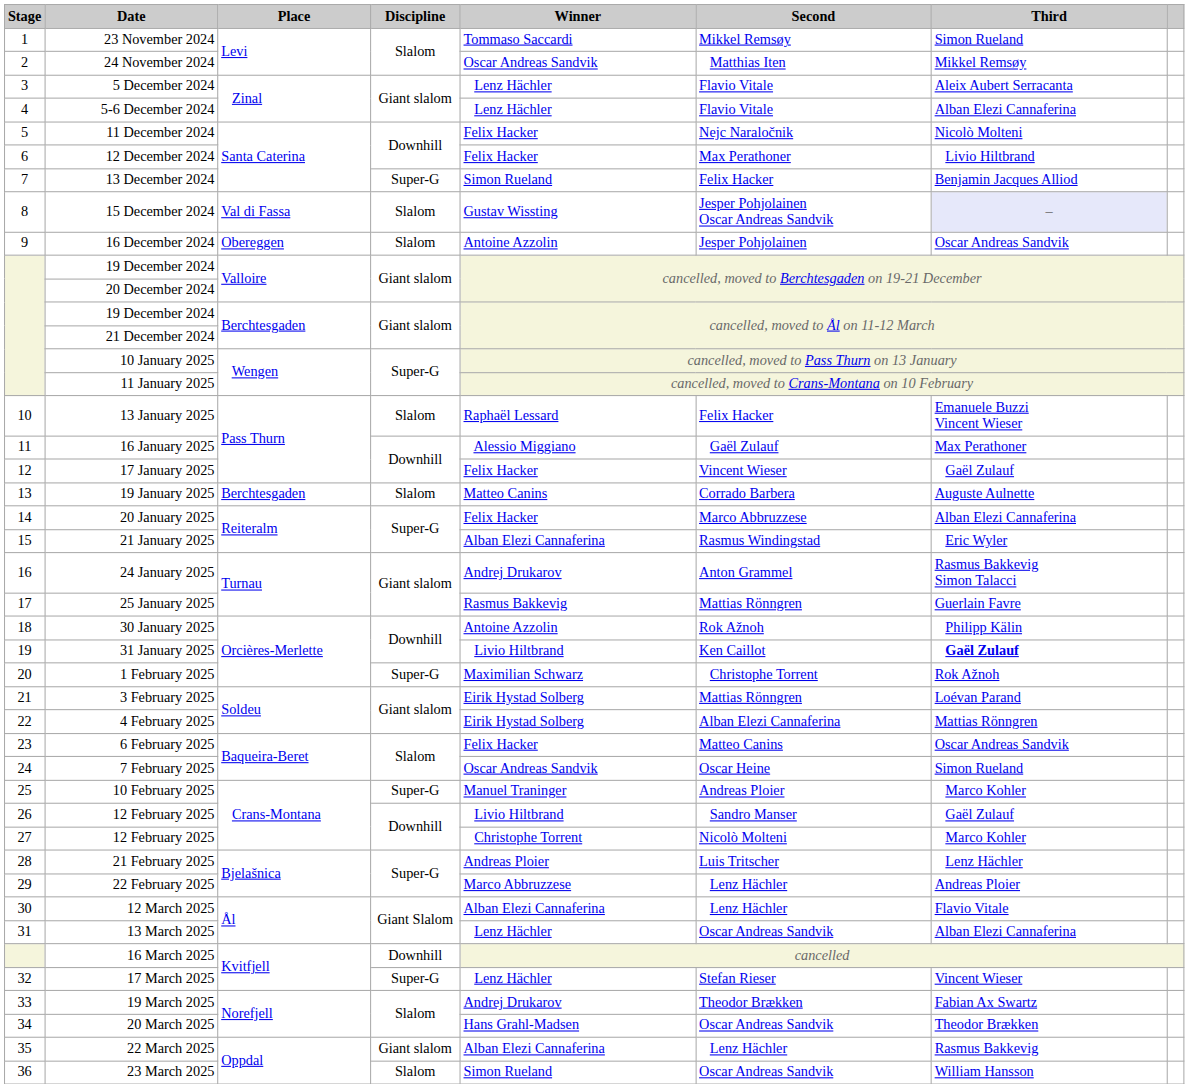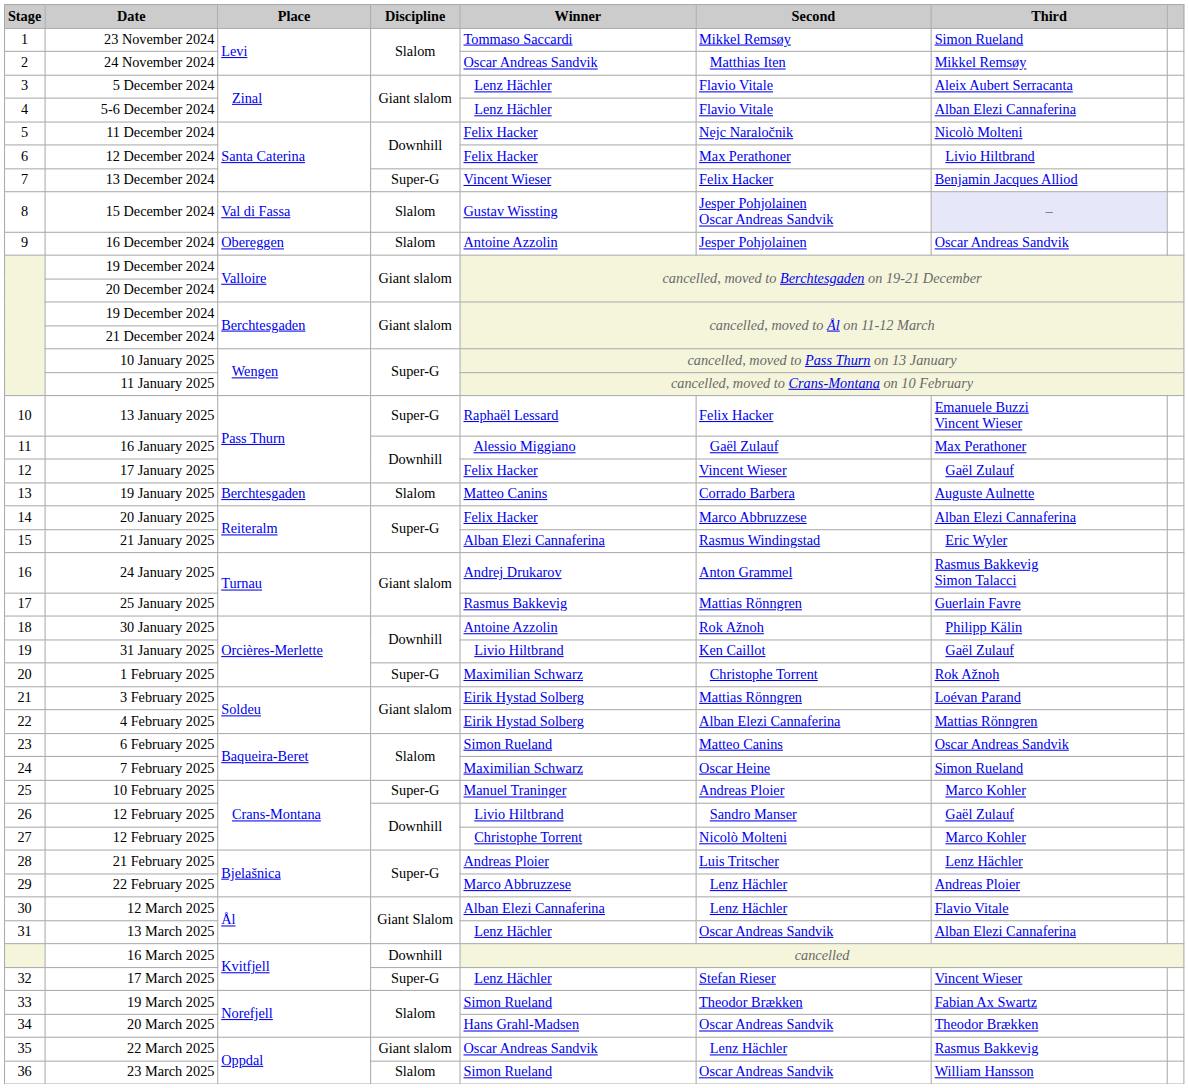(508, 179) Simon Rueland -> (507, 179) Vincent Wieser
(415, 415) Slalom -> (415, 415) Super-G
(977, 650) bold -> (974, 650) normal
(501, 744) Felix Hacker -> (508, 744) Simon Rueland
(531, 767) Oscar Andreas Sandvik -> (523, 767) Maximilian Schwarz
(513, 1001) Andrej Drukarov -> (508, 1001) Simon Rueland
(534, 1048) Alban Elezi Cannaferina -> (531, 1048) Oscar Andreas Sandvik
